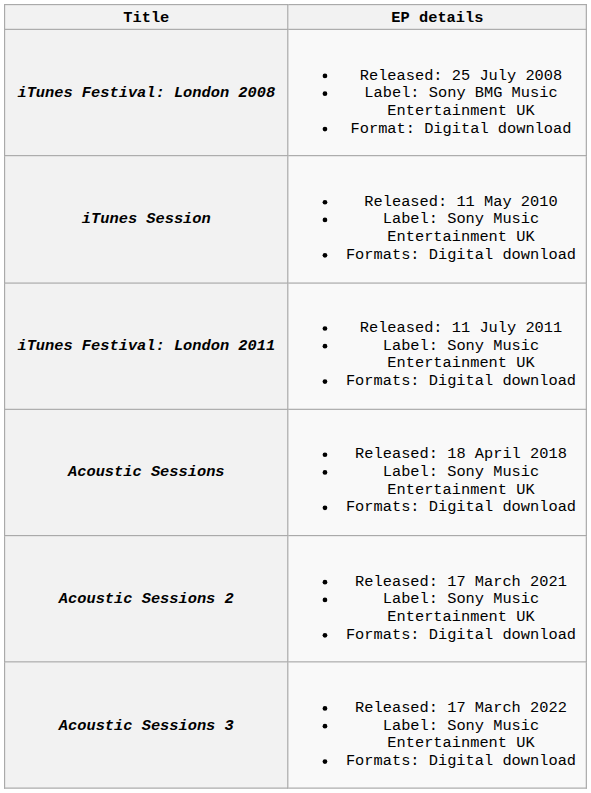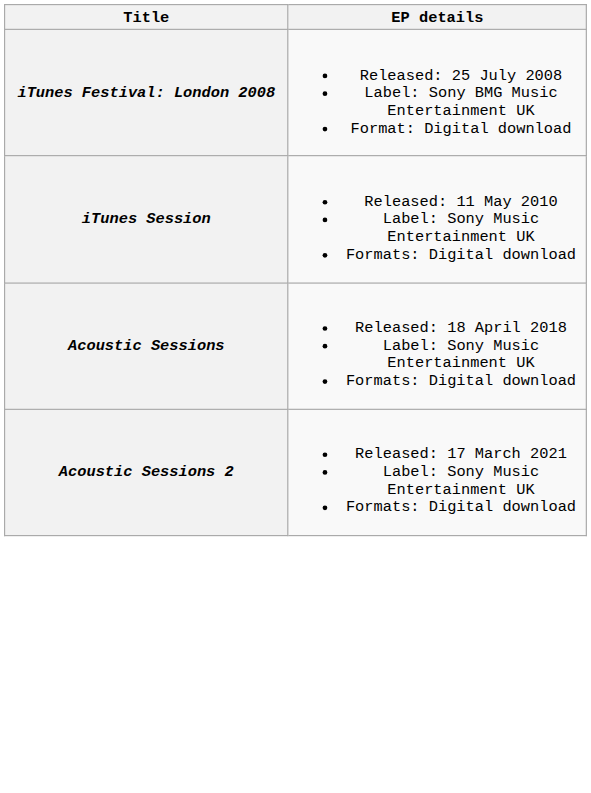- row: (146, 346)
- row: (146, 725)
